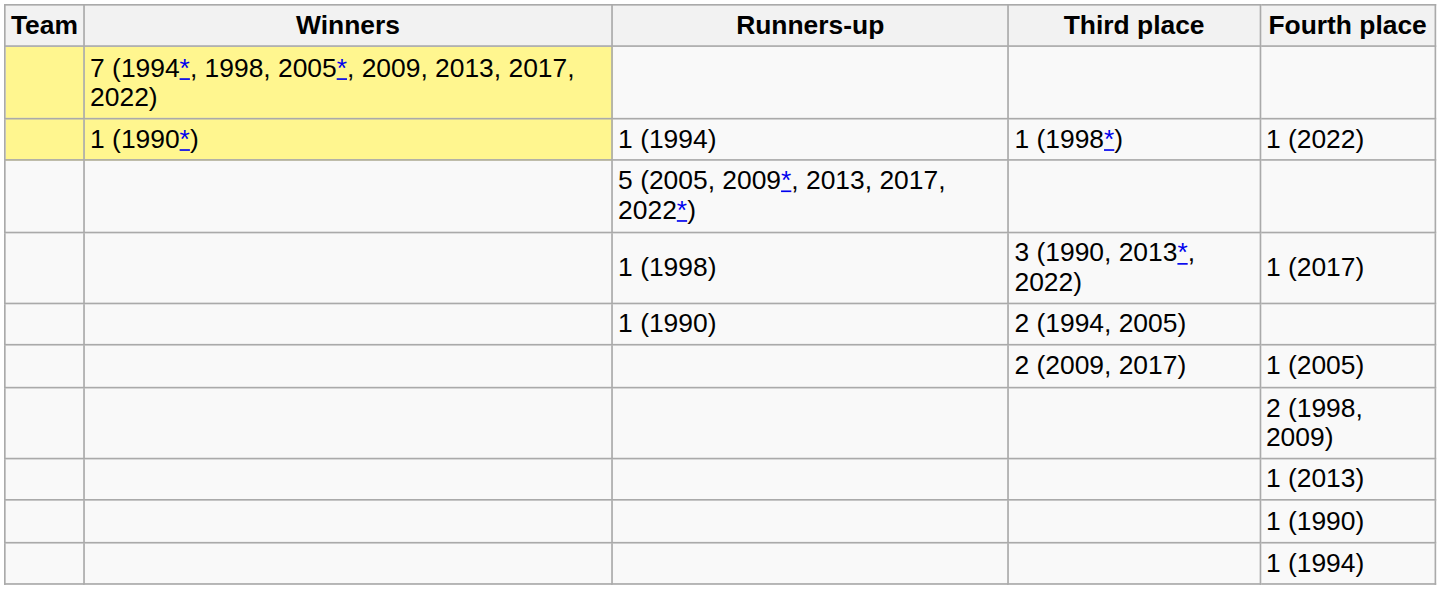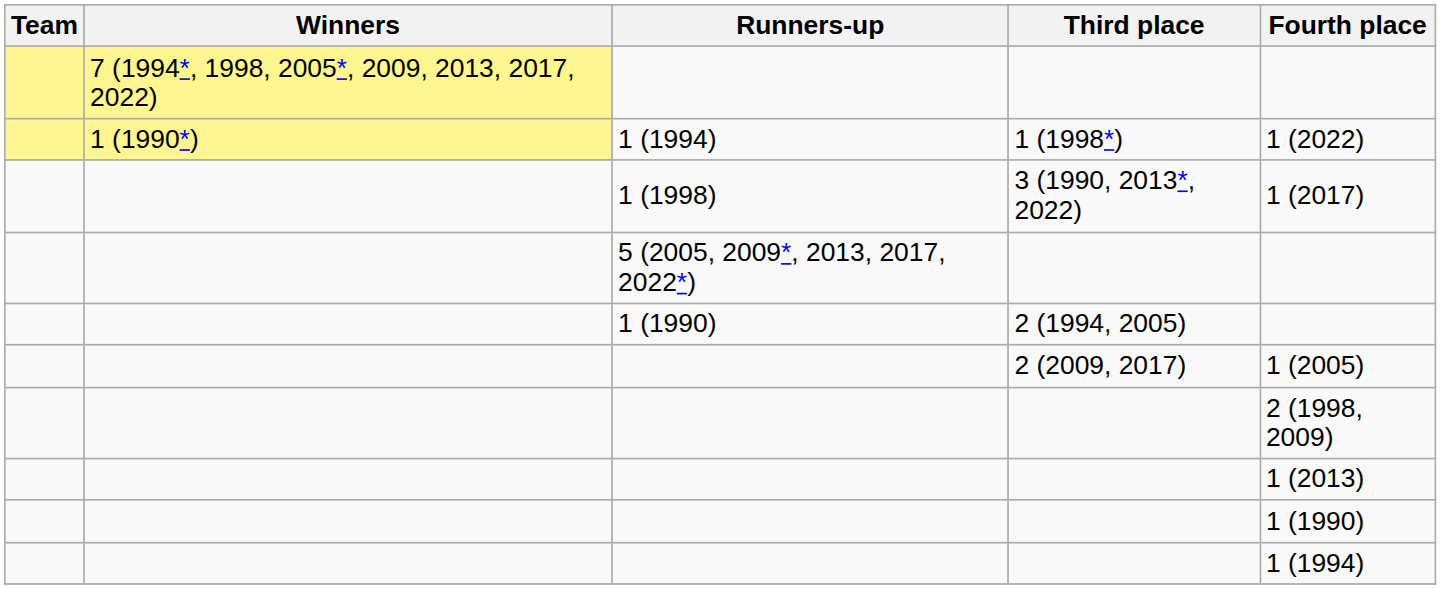rows swapped: (782, 195) <-> (667, 267)
